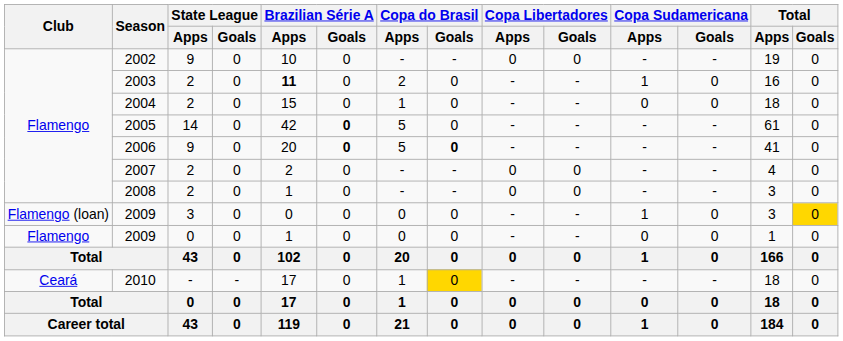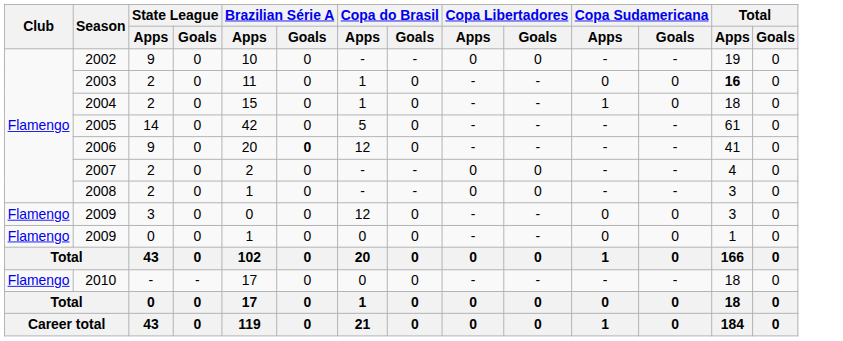(289, 81) bold -> (249, 81) normal
(402, 81) 2 -> (362, 81) 1
(645, 81) 1 -> (605, 81) 0
(772, 81) normal -> (732, 81) bold
(645, 103) 0 -> (605, 103) 1
(347, 125) bold -> (307, 125) normal
(402, 147) 5 -> (363, 147) 12
(454, 147) bold -> (415, 147) normal
(58, 214) Flamengo (loan) -> (39, 214) Flamengo
(402, 214) 0 -> (363, 214) 12
(645, 214) 1 -> (605, 214) 0
(815, 214) gold background -> (776, 214) no background
(58, 280) Ceará -> (39, 280) Flamengo
(402, 280) 1 -> (362, 280) 0
(454, 280) gold background -> (415, 280) no background
